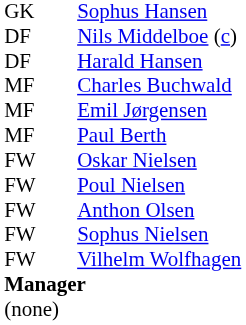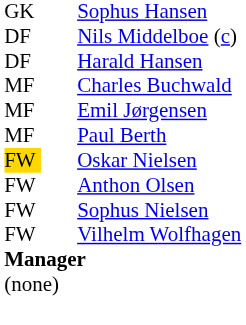(20, 160) no background -> (20, 160) gold background
- row: (131, 184)
